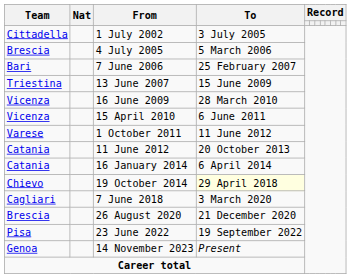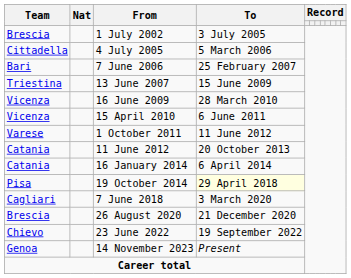(37, 34) Cittadella -> (28, 34) Brescia
(28, 51) Brescia -> (37, 51) Cittadella
(25, 183) Chievo -> (19, 183) Pisa
(19, 232) Pisa -> (25, 232) Chievo
